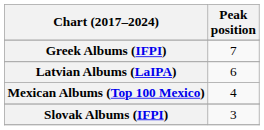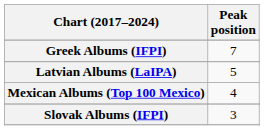(233, 72) 6 -> (233, 72) 5
